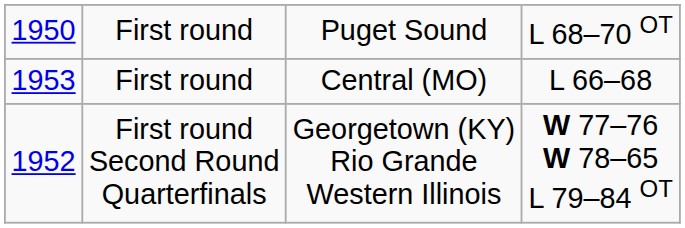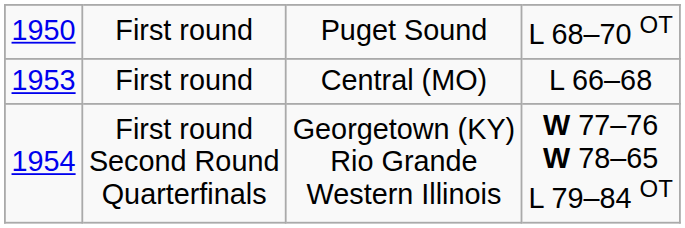(44, 162) 1952 -> (44, 162) 1954
